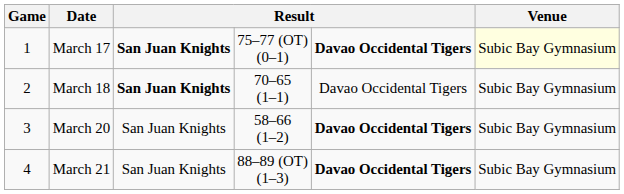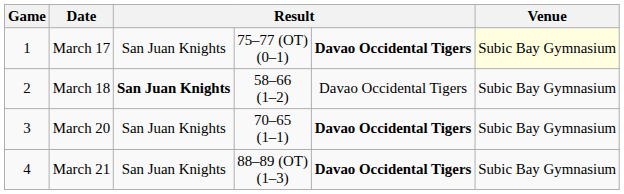(174, 48) bold -> (174, 48) normal
(273, 88) 70–65 (1–1) -> (273, 88) 58–66 (1–2)
(273, 128) 58–66 (1–2) -> (273, 128) 70–65 (1–1)
